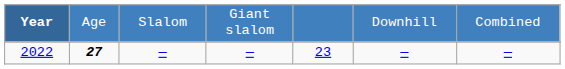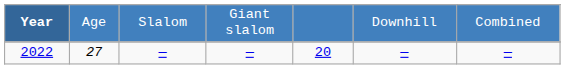(94, 53) bold -> (94, 53) normal
(323, 53) 23 -> (323, 53) 20
